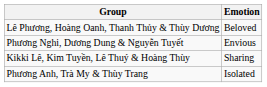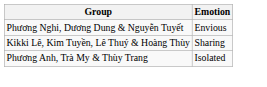- row: (113, 27)
